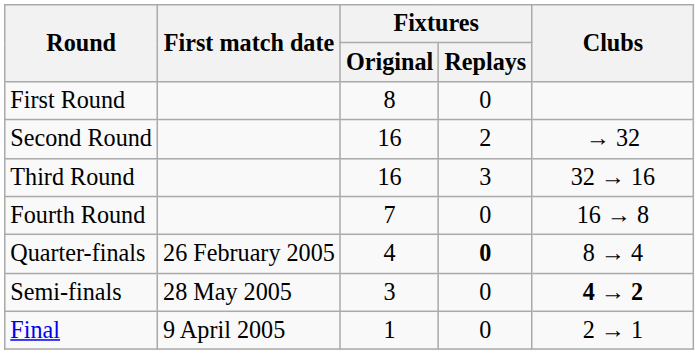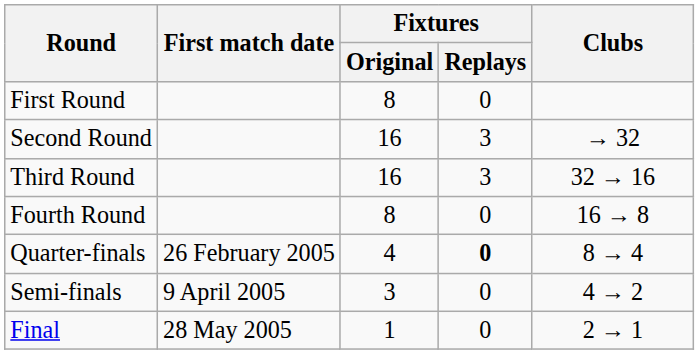(485, 138) 2 -> (485, 138) 3
(390, 215) 7 -> (390, 215) 8
(227, 291) 28 May 2005 -> (224, 291) 9 April 2005
(613, 291) bold -> (613, 291) normal
(224, 330) 9 April 2005 -> (227, 330) 28 May 2005
